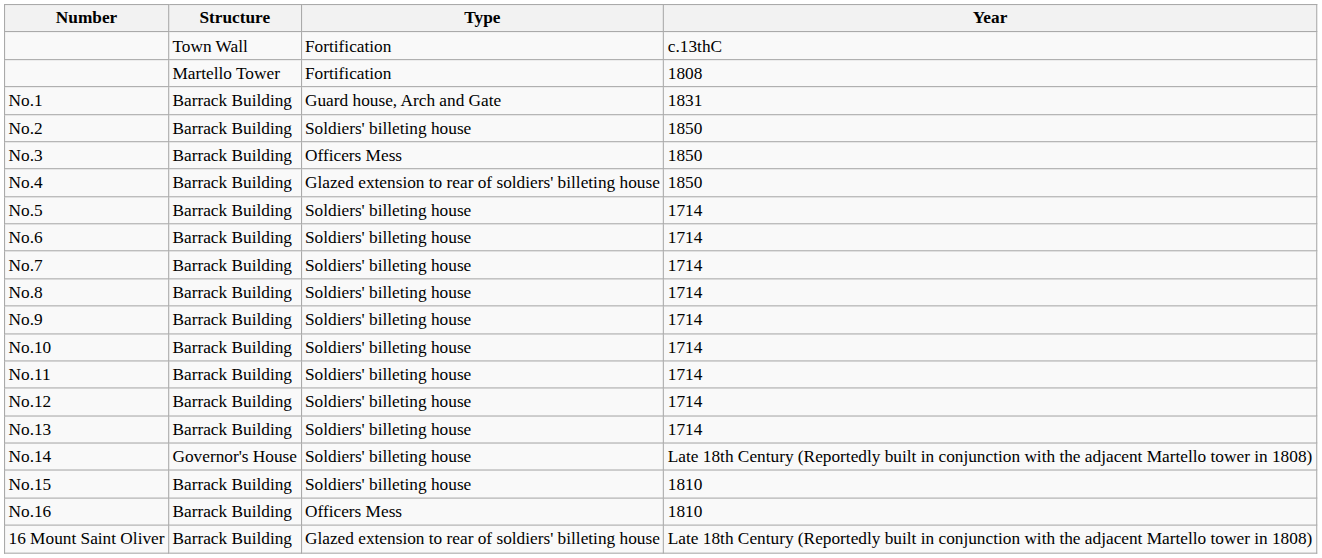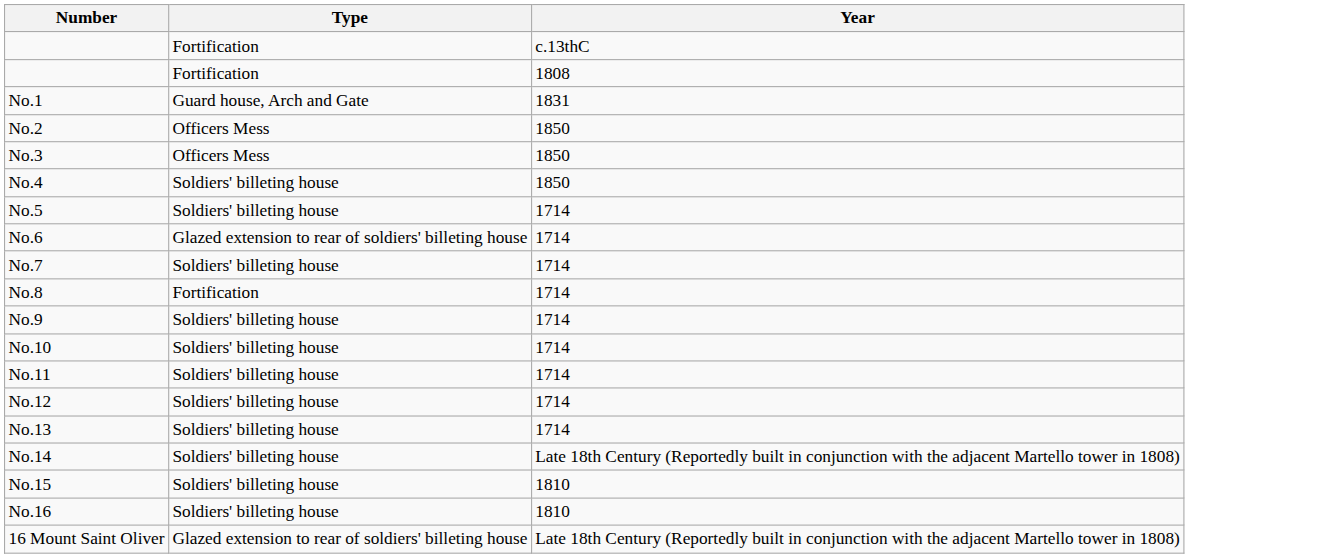- column: (235, 18)
(388, 127) Soldiers' billeting house -> (221, 127) Officers Mess
(482, 182) Glazed extension to rear of soldiers' billeting house -> (256, 182) Soldiers' billeting house
(388, 237) Soldiers' billeting house -> (350, 237) Glazed extension to rear of soldiers' billeting house
(388, 292) Soldiers' billeting house -> (216, 292) Fortification
(354, 511) Officers Mess -> (256, 511) Soldiers' billeting house
